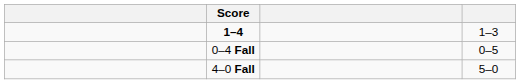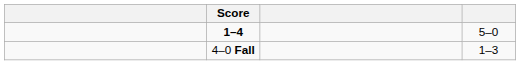(489, 32) 1–3 -> (489, 32) 5–0
- row: (233, 50)
(489, 69) 5–0 -> (489, 50) 1–3
